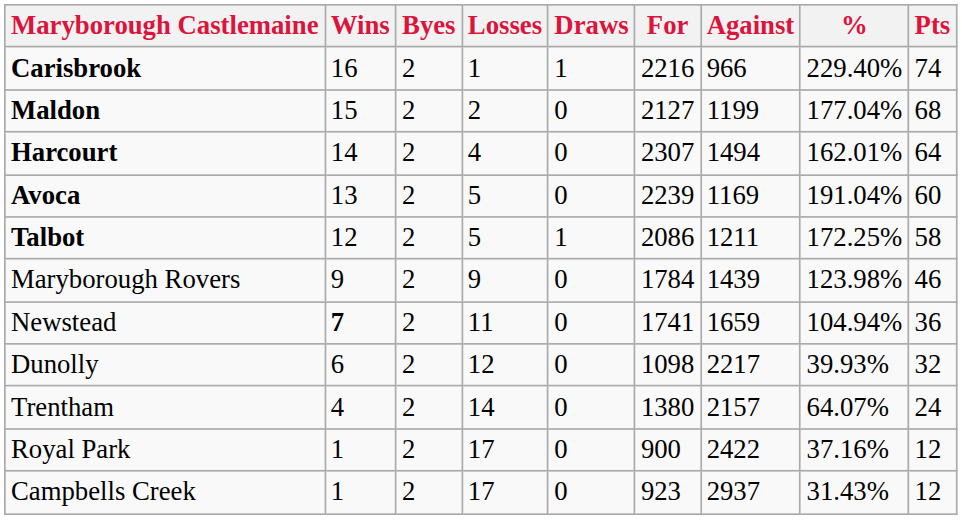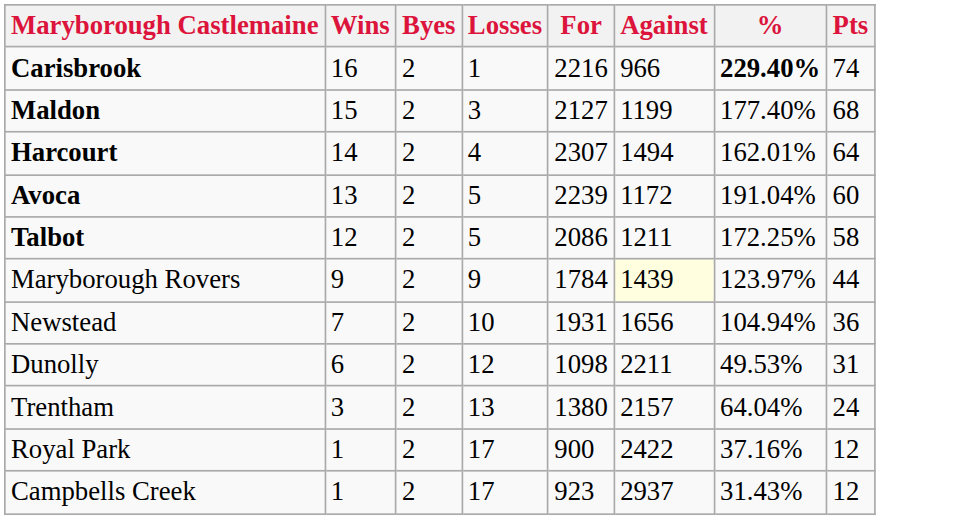- column: (591, 25)
(854, 68) normal -> (770, 68) bold
(474, 110) 2 -> (474, 110) 3
(854, 110) 177.04% -> (768, 110) 177.40%
(733, 195) 1169 -> (646, 195) 1172
(733, 279) no background -> (647, 279) lightyellow background
(854, 279) 123.98% -> (768, 279) 123.97%
(928, 279) 46 -> (846, 279) 44
(338, 322) bold -> (338, 322) normal
(481, 322) 11 -> (481, 322) 10
(668, 322) 1741 -> (581, 322) 1931
(733, 322) 1659 -> (647, 322) 1656
(733, 364) 2217 -> (646, 364) 2211
(848, 364) 39.93% -> (761, 364) 49.53%
(928, 364) 32 -> (846, 364) 31
(338, 407) 4 -> (338, 407) 3
(481, 407) 14 -> (481, 407) 13
(848, 407) 64.07% -> (761, 407) 64.04%
